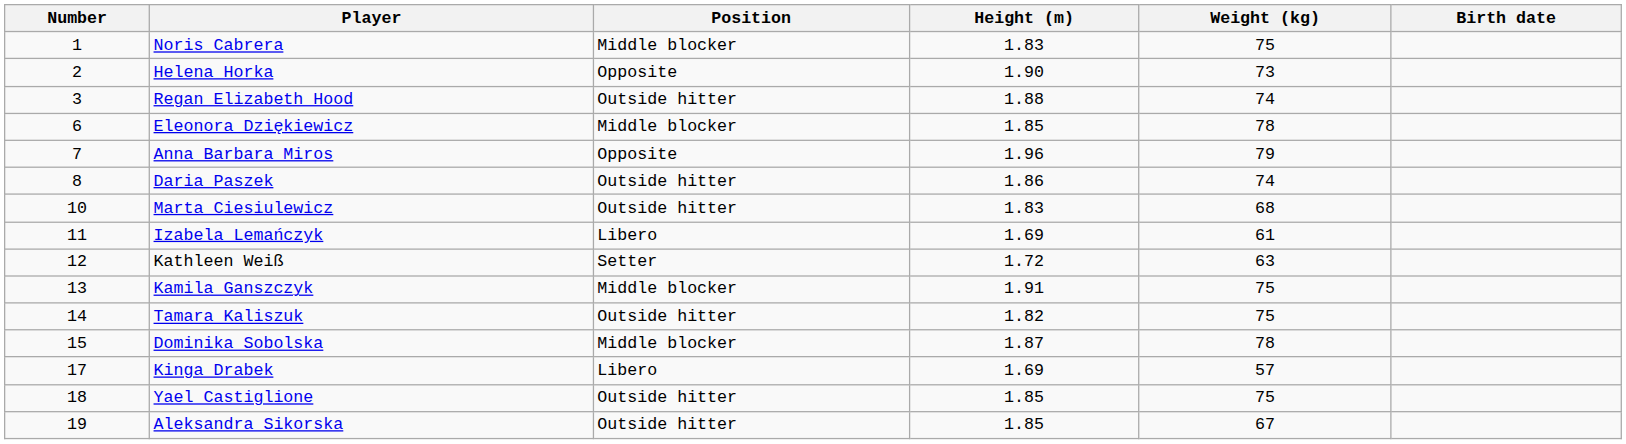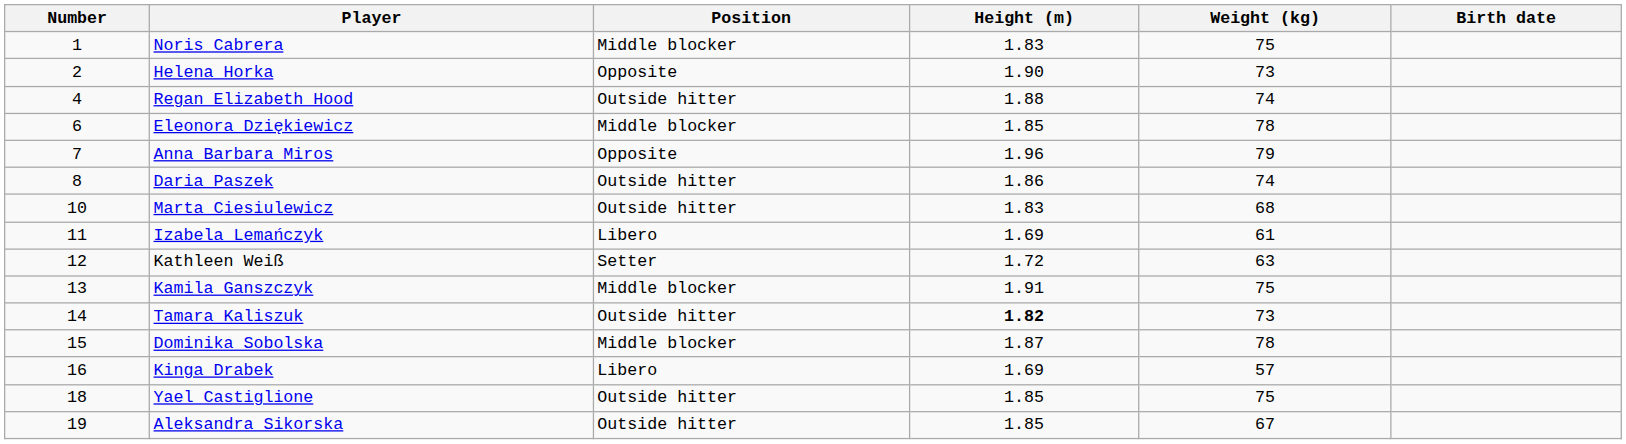(77, 100) 3 -> (77, 100) 4
(1024, 317) normal -> (1024, 317) bold
(1265, 317) 75 -> (1265, 317) 73
(77, 371) 17 -> (77, 371) 16
